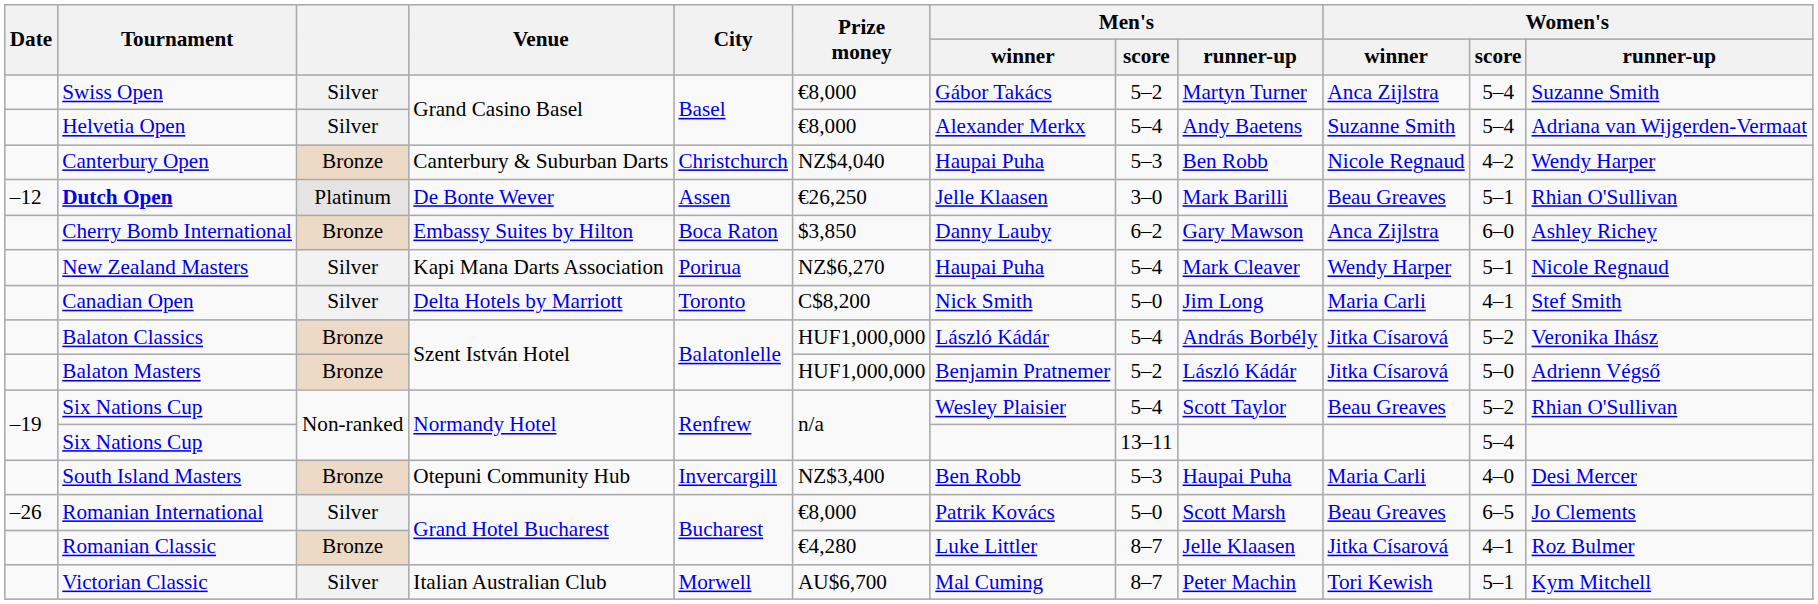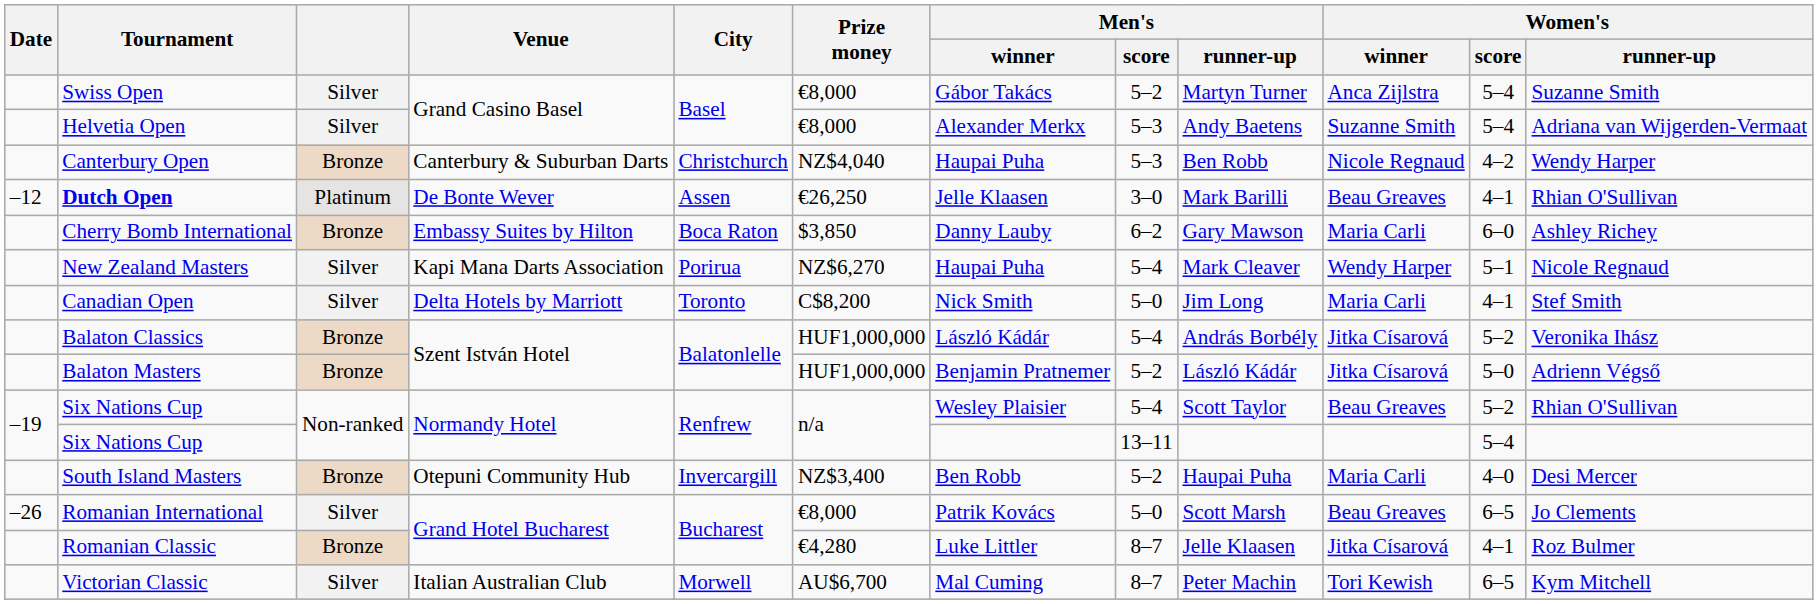(1146, 126) 5–4 -> (1146, 126) 5–3
(1498, 196) 5–1 -> (1498, 196) 4–1
(1383, 231) Anca Zijlstra -> (1377, 231) Maria Carli
(1146, 476) 5–3 -> (1146, 476) 5–2
(1498, 581) 5–1 -> (1498, 581) 6–5
